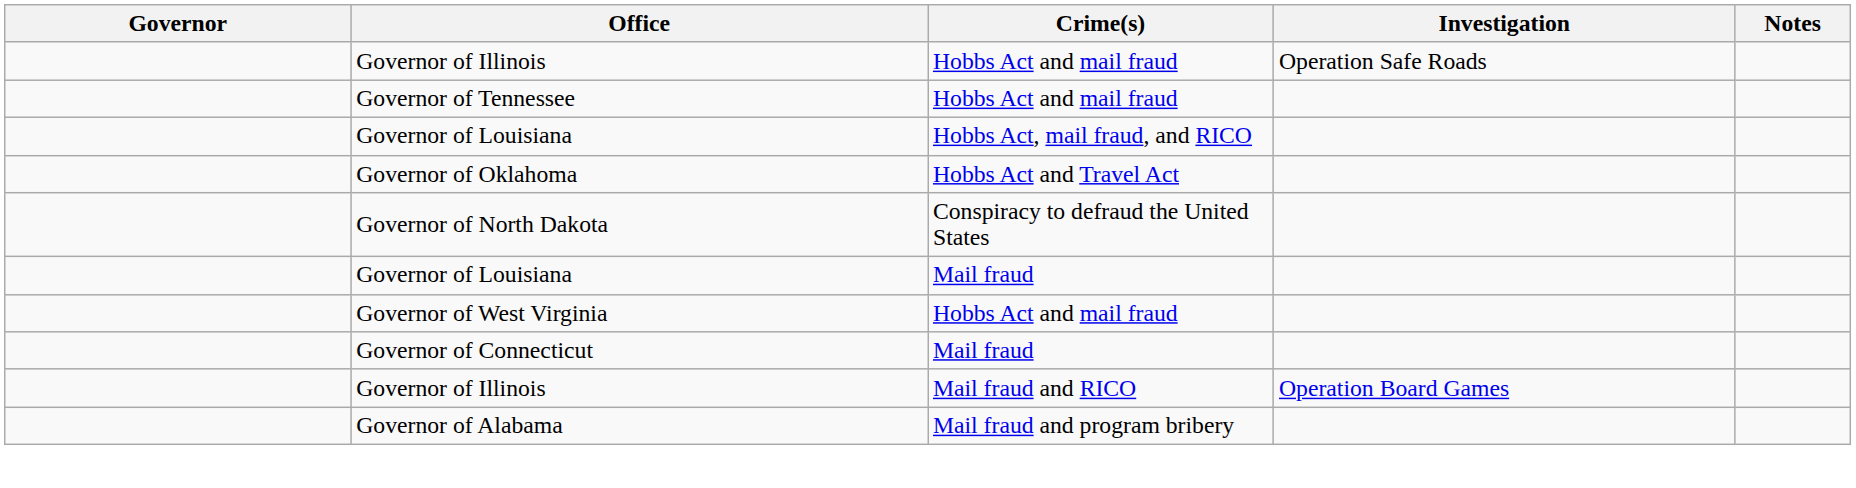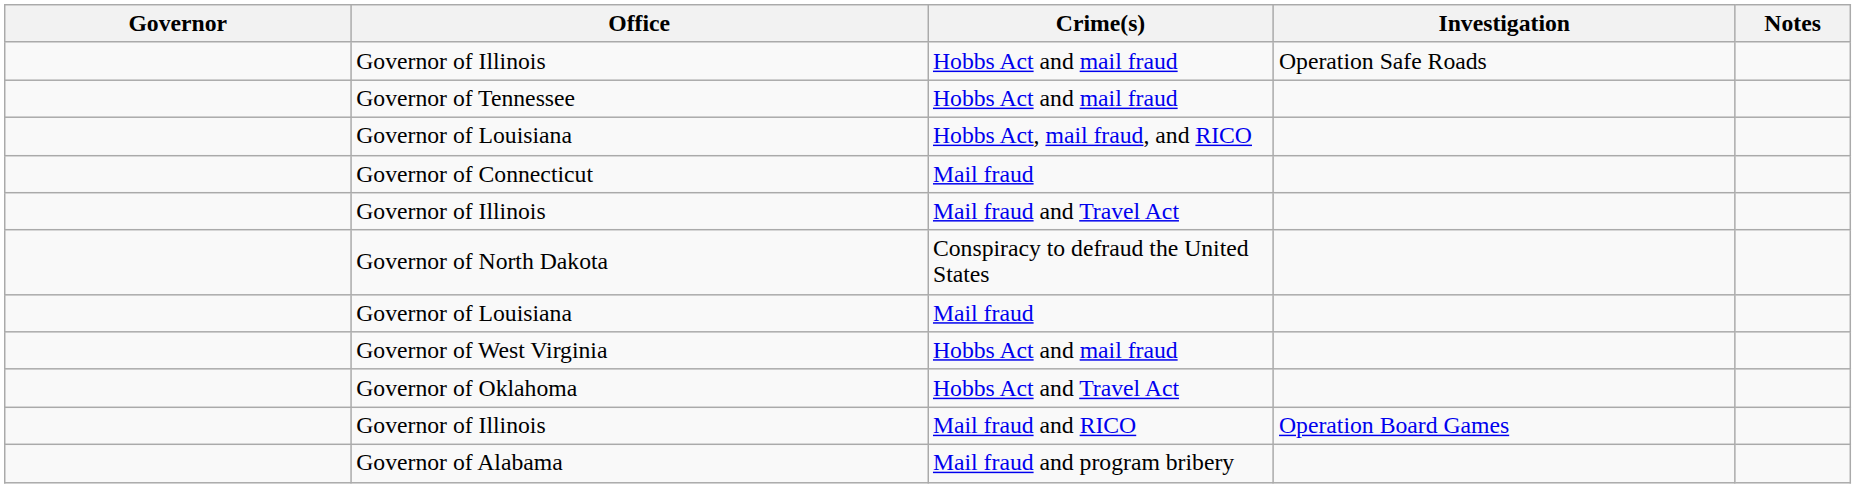rows swapped: (467, 173) <-> (475, 350)
+ row: (451, 211)
